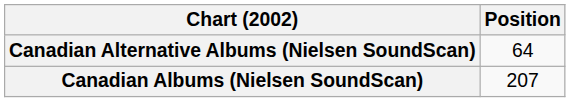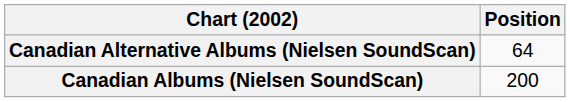(523, 81) 207 -> (523, 81) 200
